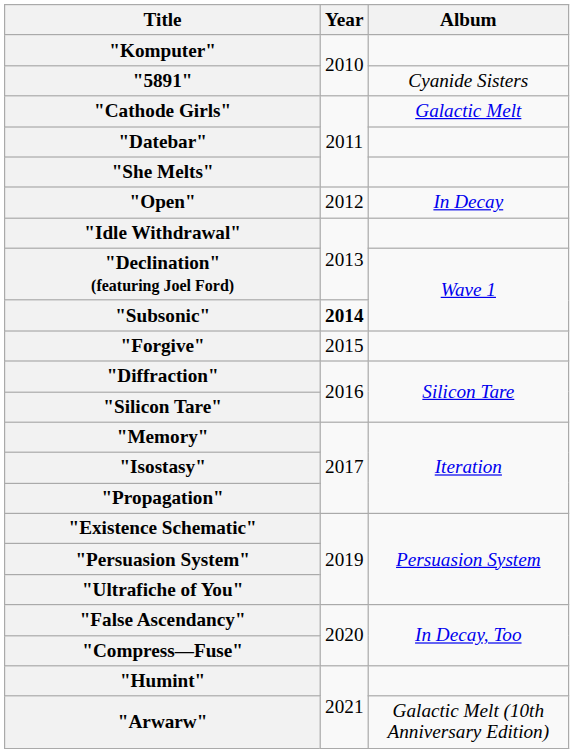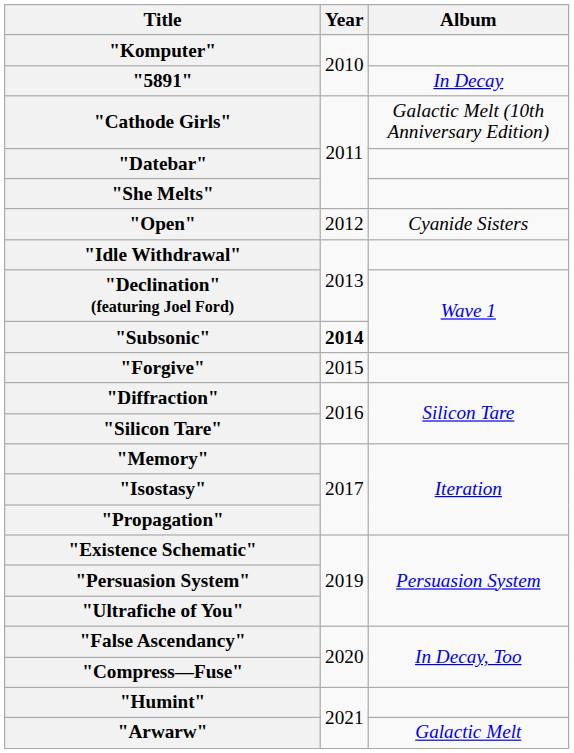(468, 80) Cyanide Sisters -> (468, 80) In Decay
(468, 111) Galactic Melt -> (468, 121) Galactic Melt (10th Anniversary Edition)
(468, 202) In Decay -> (468, 224) Cyanide Sisters
(468, 722) Galactic Melt (10th Anniversary Edition) -> (468, 732) Galactic Melt
